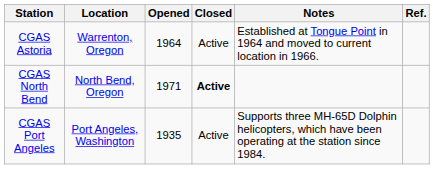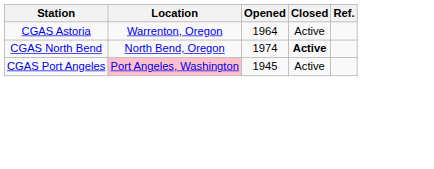- column: (319, 13)
(169, 86) 1971 -> (265, 48) 1974
(105, 135) no background -> (175, 66) pink background
(169, 135) 1935 -> (265, 66) 1945
